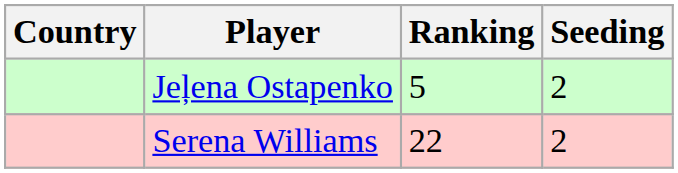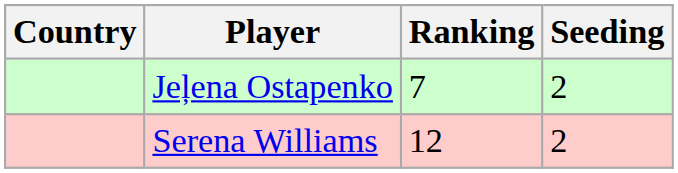(417, 85) 5 -> (417, 85) 7
(426, 140) 22 -> (426, 140) 12
